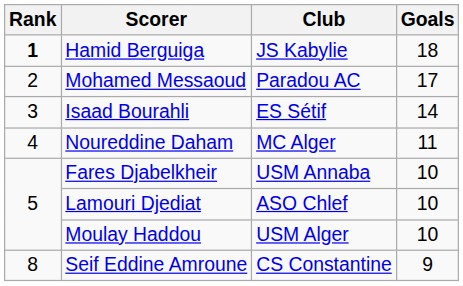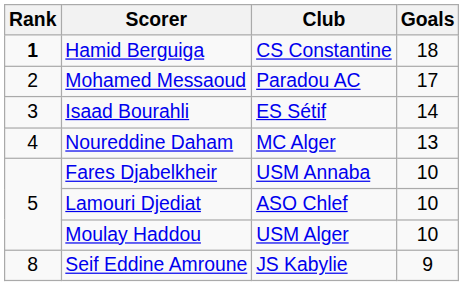(302, 50) JS Kabylie -> (324, 50) CS Constantine
(428, 142) 11 -> (428, 142) 13
(324, 265) CS Constantine -> (302, 265) JS Kabylie
